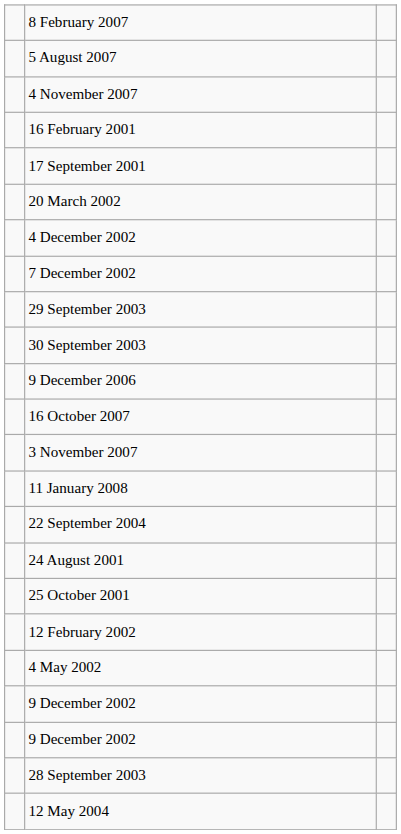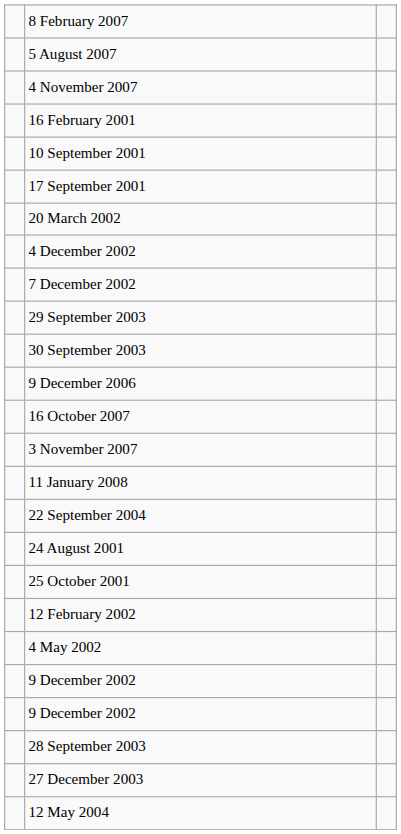+ row: (15, 153)
+ row: (15, 780)
